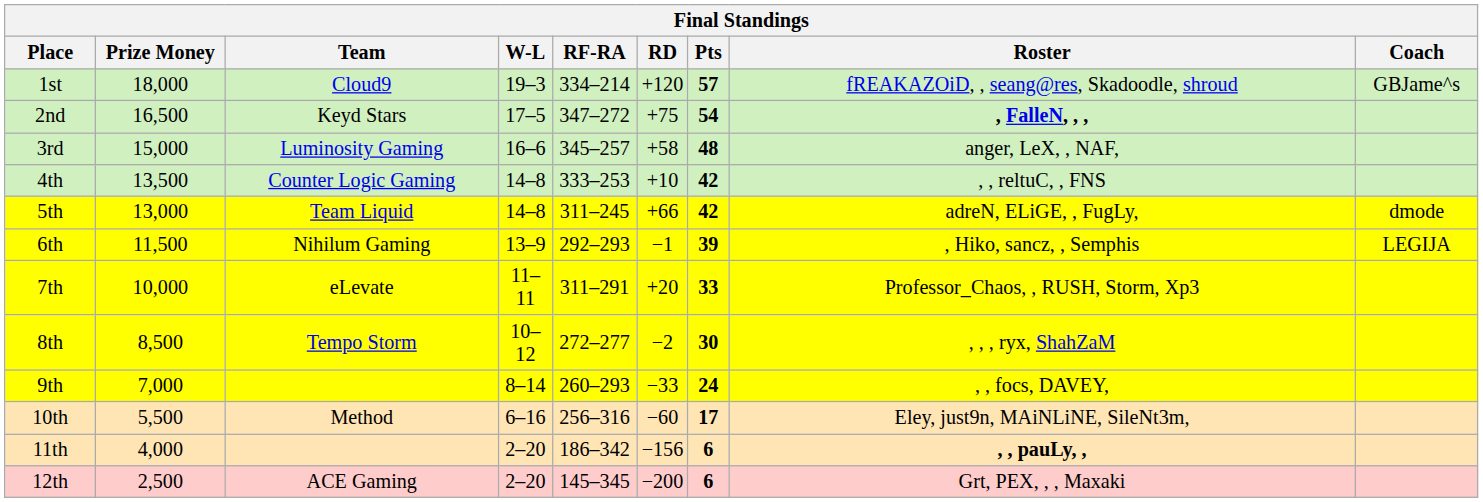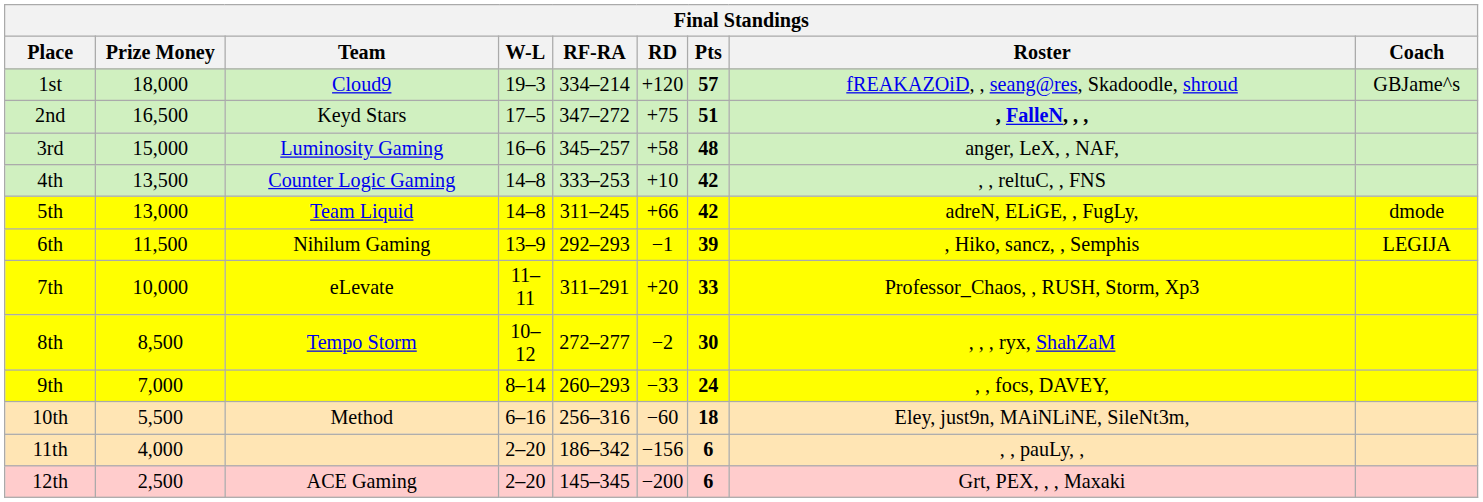(708, 116) 54 -> (708, 116) 51
(708, 417) 17 -> (708, 417) 18
(1042, 449) bold -> (1042, 449) normal
